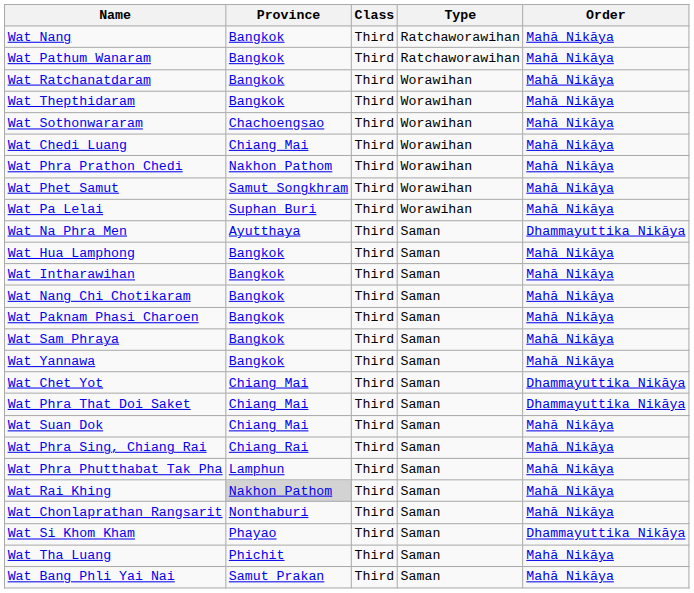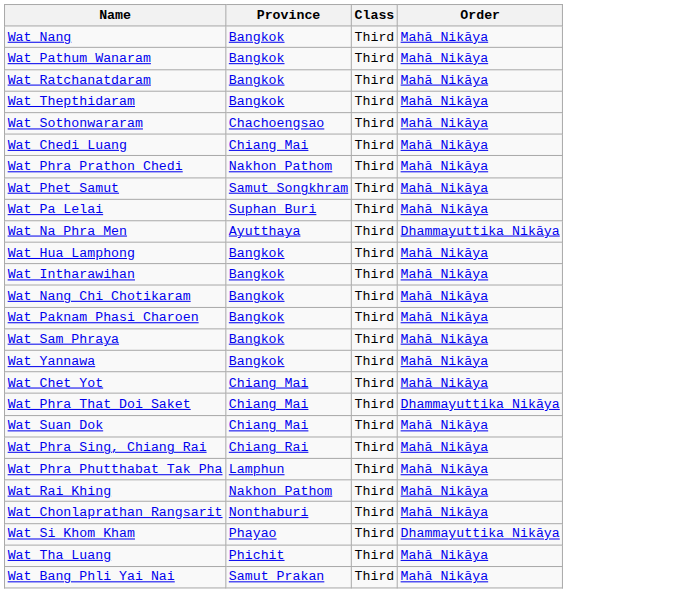- column: (460, 15)
(606, 383) Dhammayuttika Nikāya -> (444, 383) Mahā Nikāya
(281, 491) lightgrey background -> (281, 491) no background
